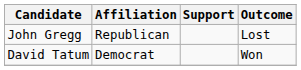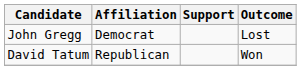(132, 35) Republican -> (125, 35) Democrat
(125, 55) Democrat -> (132, 55) Republican
